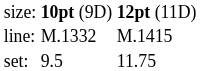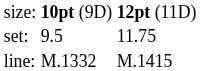rows swapped: (16, 61) <-> (20, 36)
